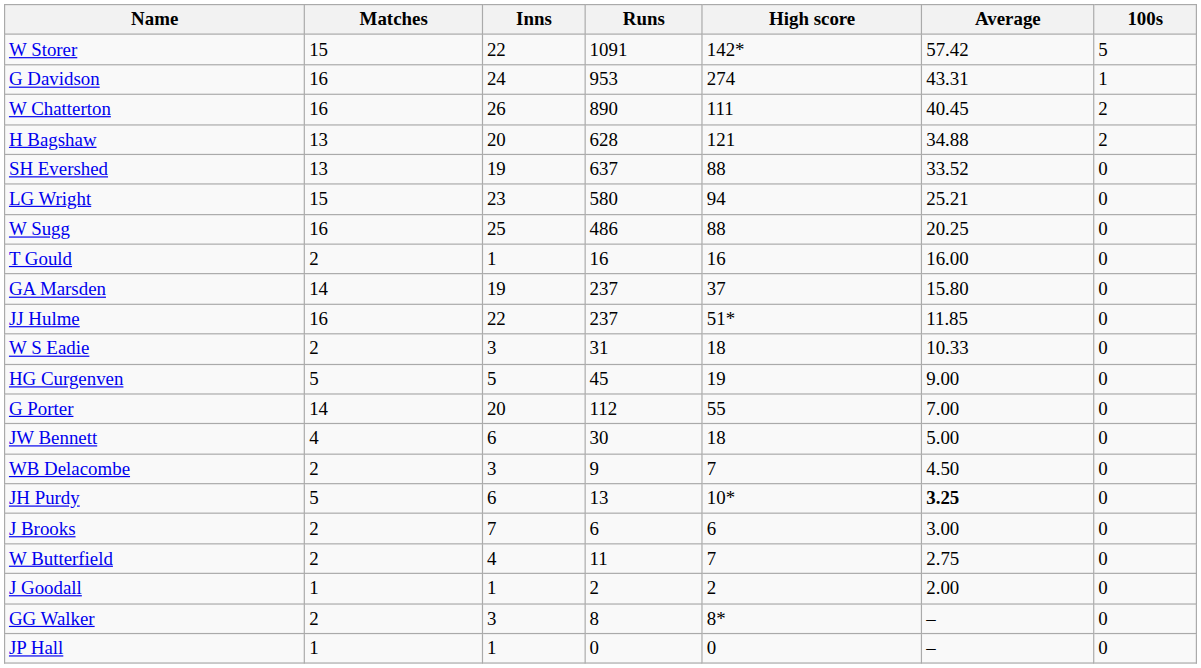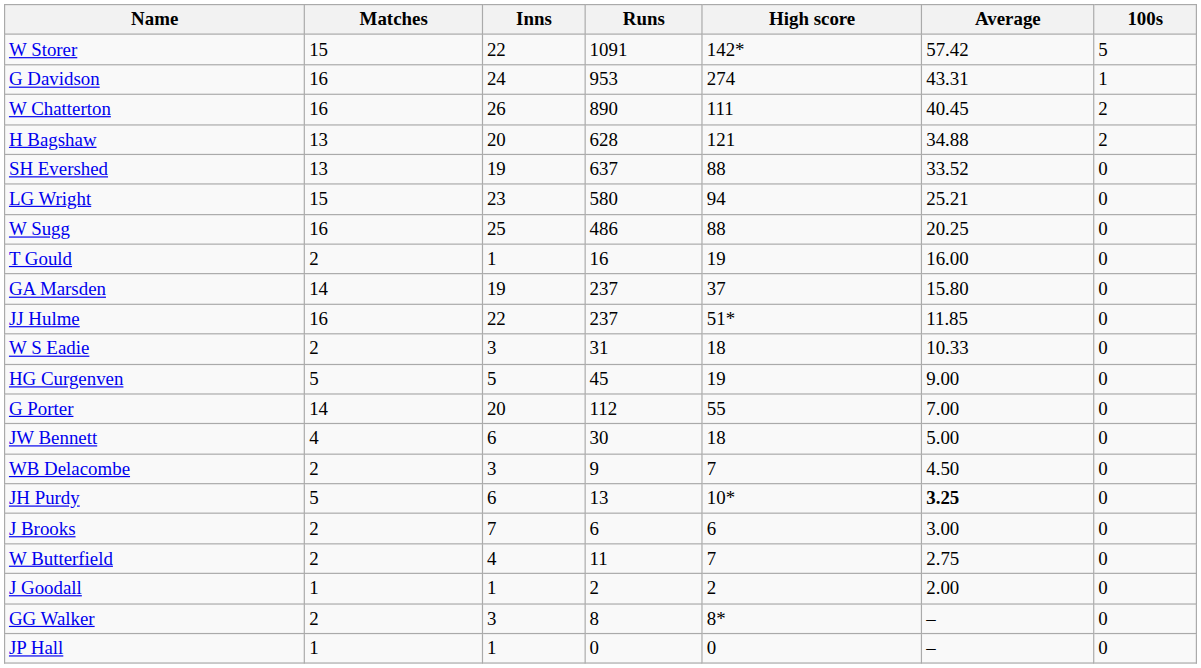(716, 259) 16 -> (716, 259) 19
